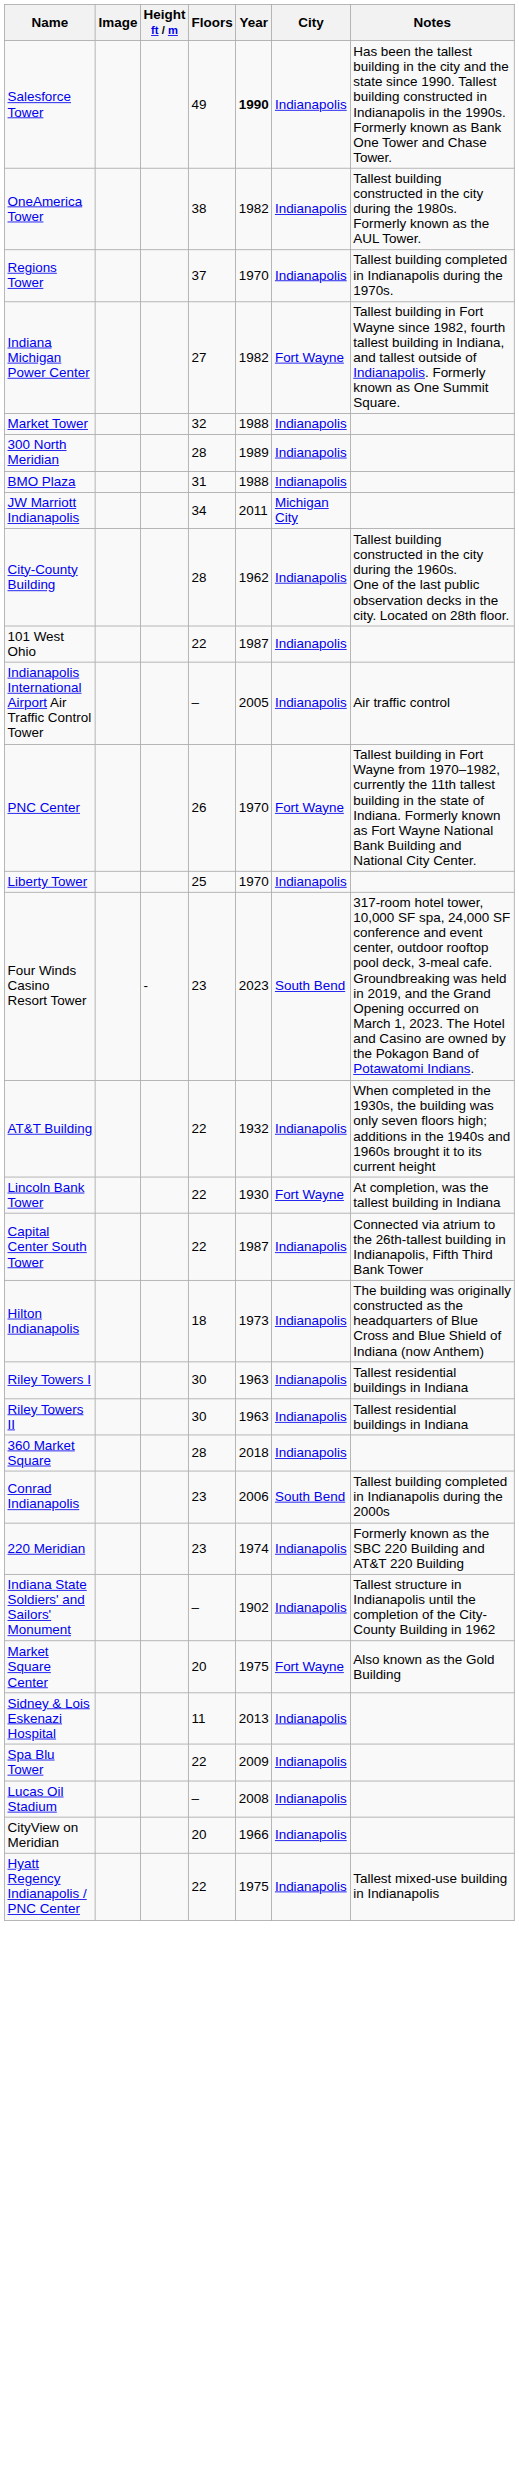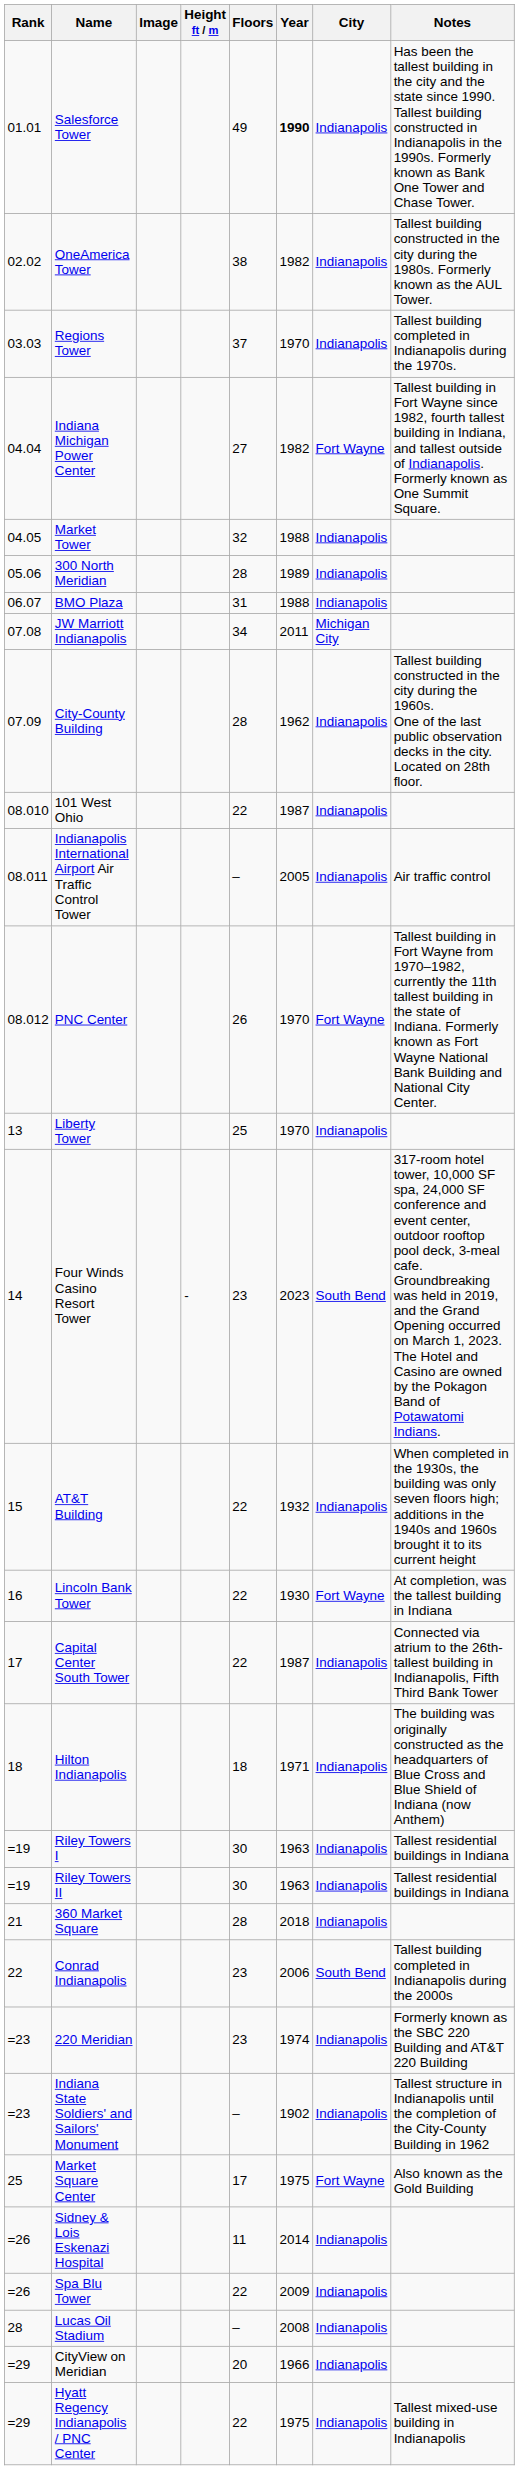+ column: (28, 22)
(254, 1321) 1973 -> (294, 1767) 1971
(199, 1666) 20 -> (240, 2180) 17
(254, 1718) 2013 -> (294, 2240) 2014
